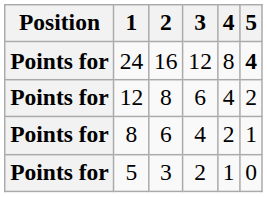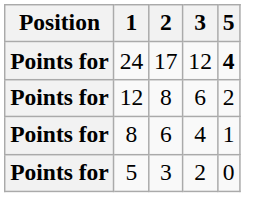- column: (229, 23)
(166, 60) 16 -> (166, 60) 17
